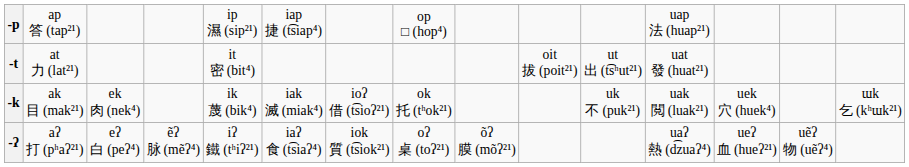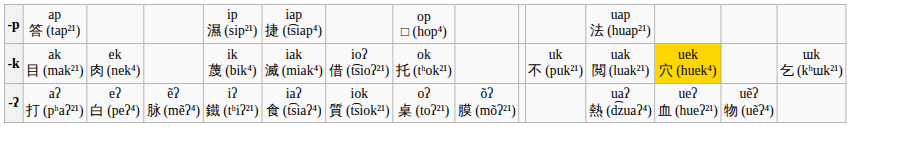- row: (14, 63)
(747, 102) no background -> (688, 62) gold background
